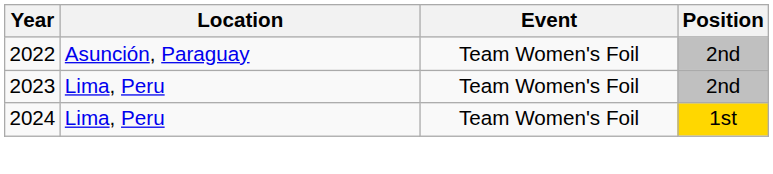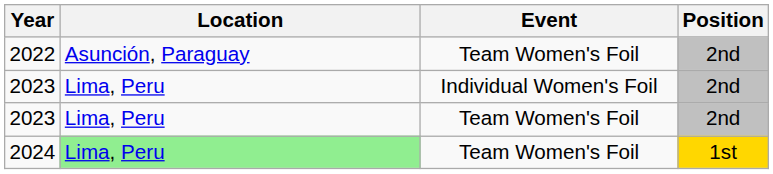+ row: (32, 86)
(115, 119) no background -> (115, 151) lightgreen background
